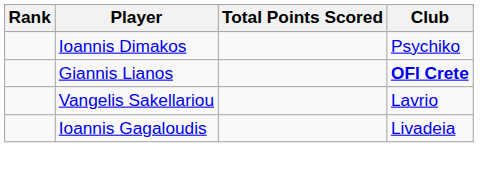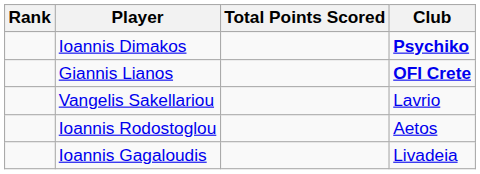(426, 45) normal -> (431, 45) bold
+ row: (138, 127)
